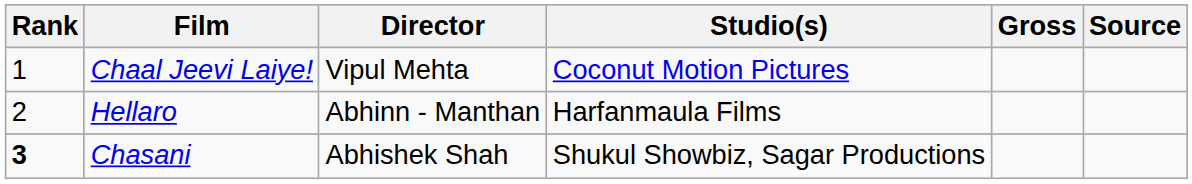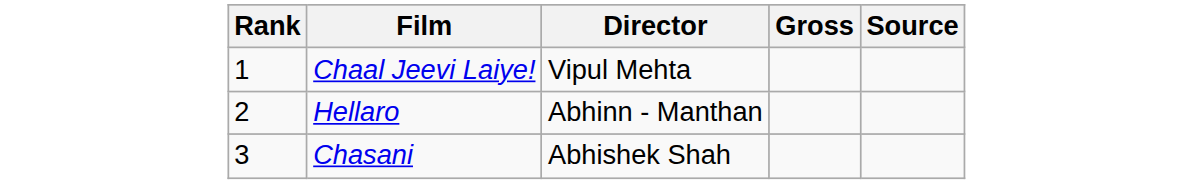- column: (769, 26)
(19, 155) bold -> (242, 155) normal
